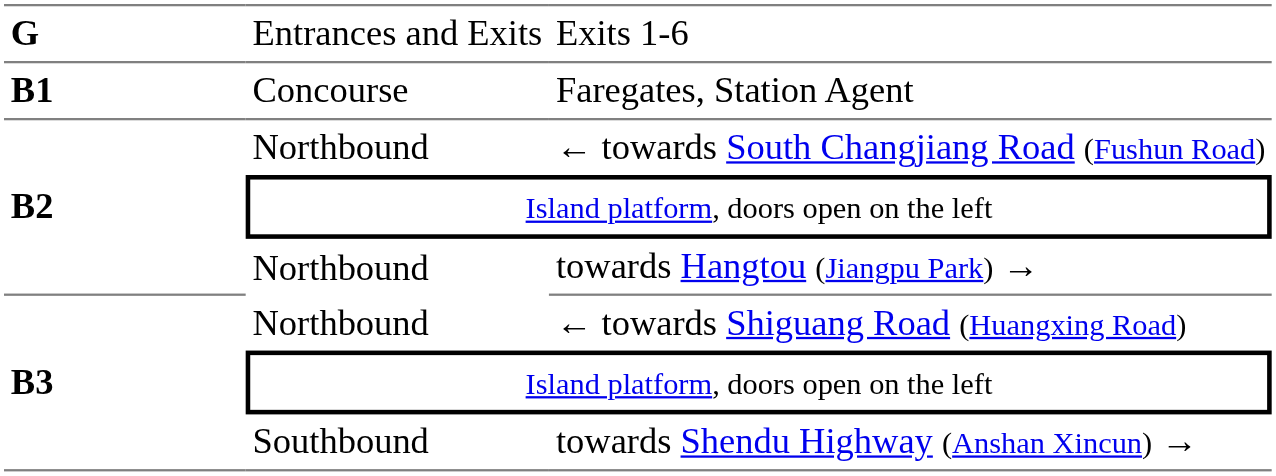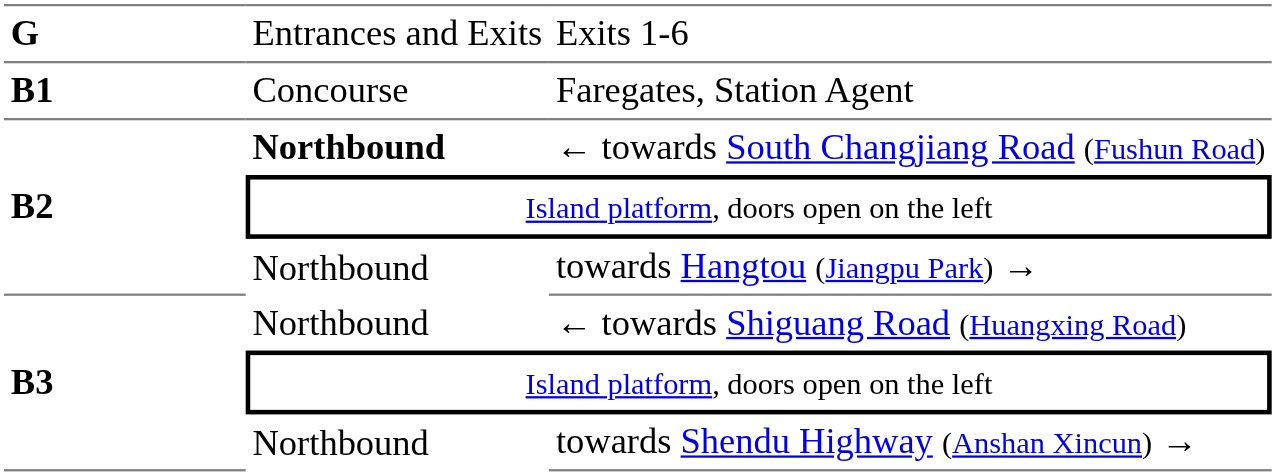(341, 146) normal -> (349, 146) bold
(341, 441) Southbound -> (341, 442) Northbound
